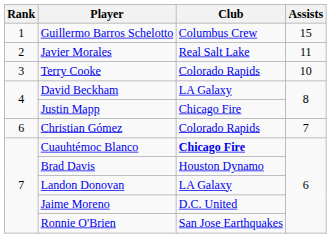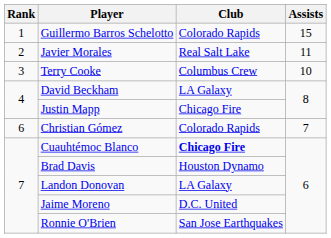(218, 33) Columbus Crew -> (219, 33) Colorado Rapids
(219, 71) Colorado Rapids -> (218, 71) Columbus Crew
